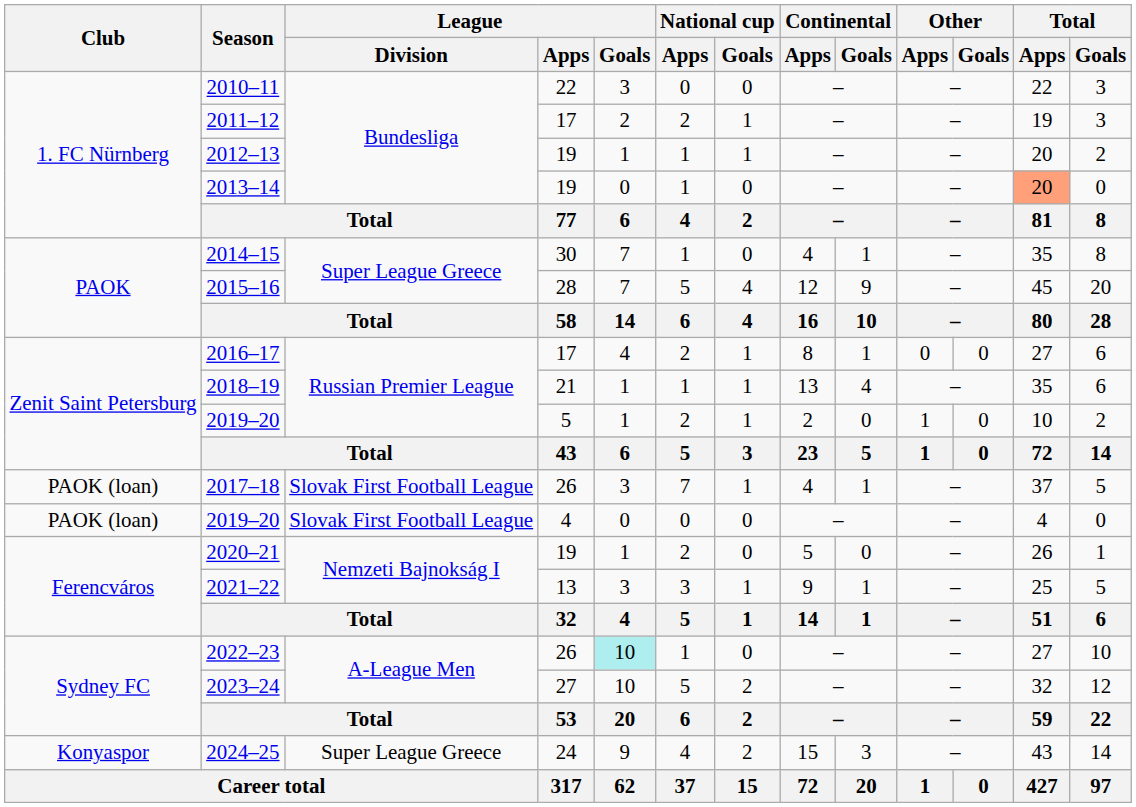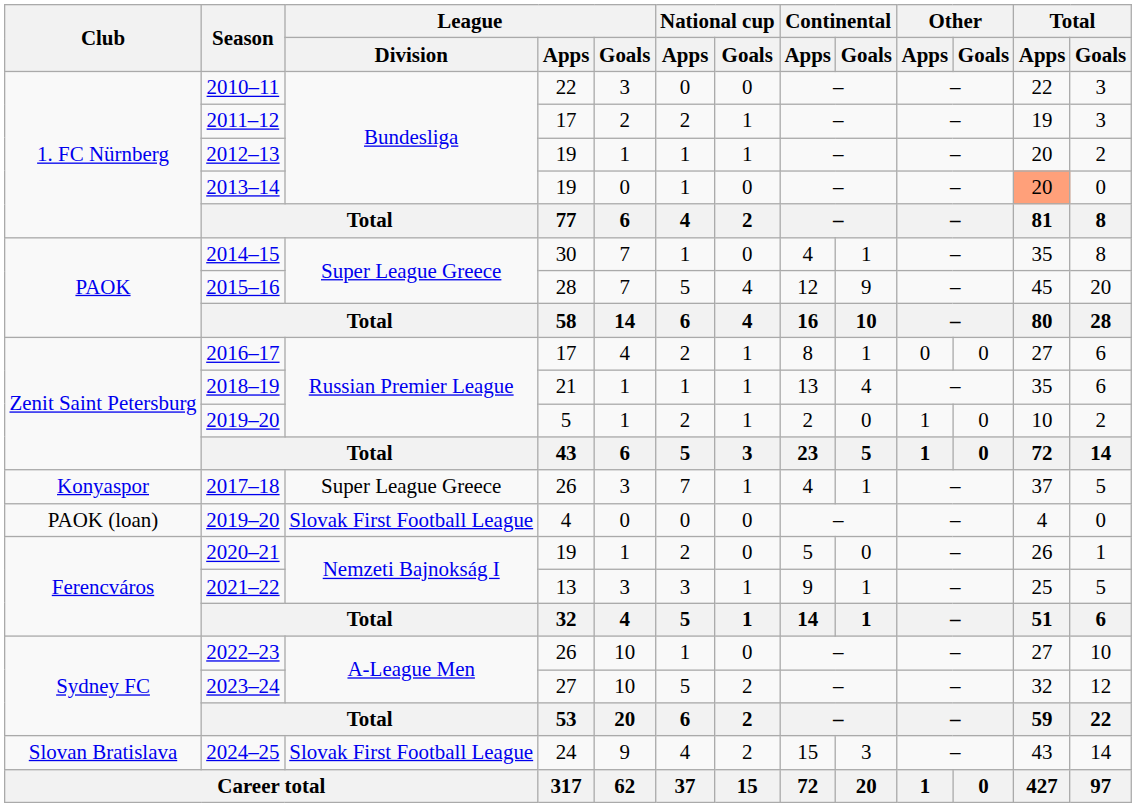(103, 486) PAOK (loan) -> (103, 486) Konyaspor
(411, 486) Slovak First Football League -> (411, 486) Super League Greece
(625, 652) paleturquoise background -> (625, 652) no background
(103, 752) Konyaspor -> (103, 752) Slovan Bratislava
(411, 752) Super League Greece -> (411, 752) Slovak First Football League
